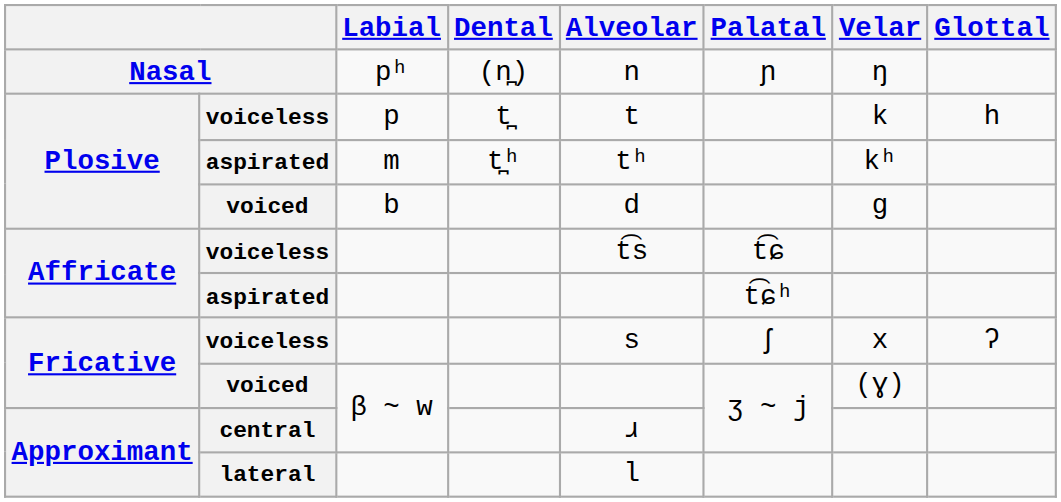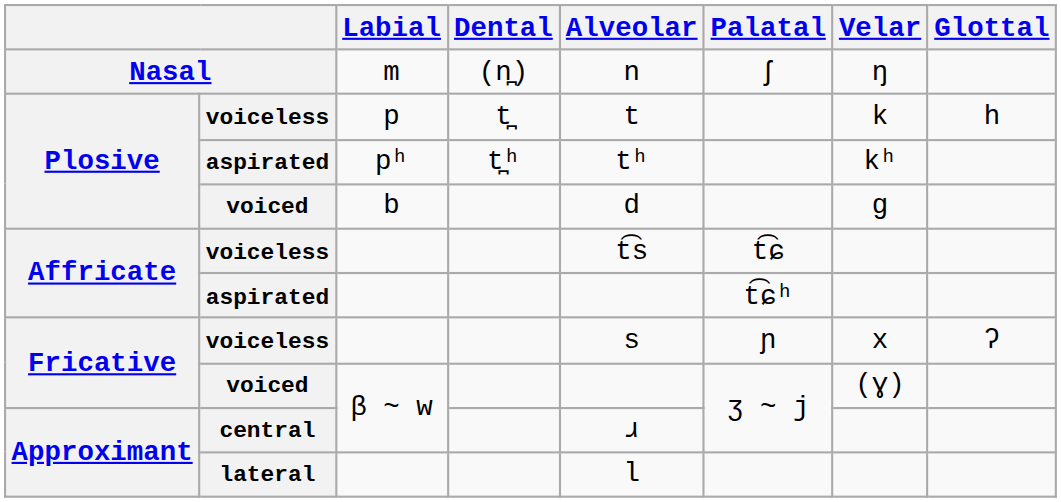(392, 72) pʰ -> (392, 72) m
(768, 72) ɲ -> (768, 72) ʃ
(392, 162) m -> (392, 162) pʰ
(768, 340) ʃ -> (768, 340) ɲ
